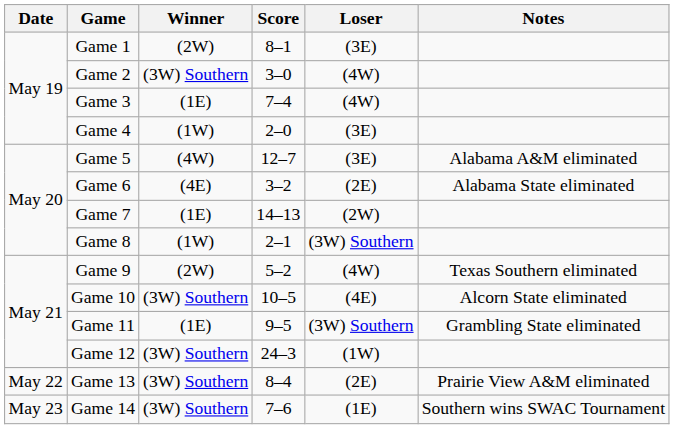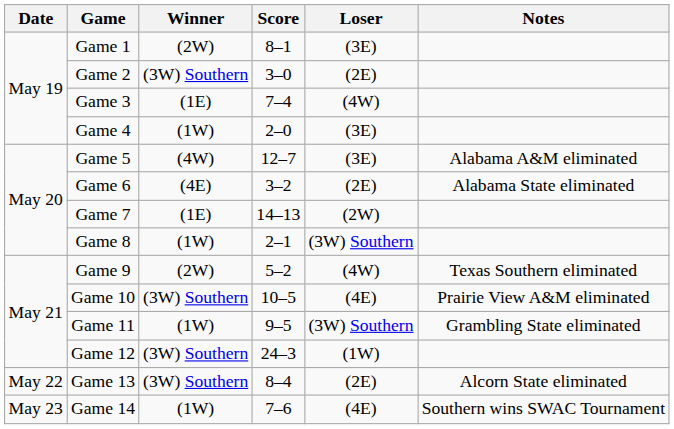(361, 74) (4W) -> (361, 74) (2E)
(543, 297) Alcorn State eliminated -> (543, 297) Prairie View A&M eliminated
(196, 325) (1E) -> (196, 325) (1W)
(543, 381) Prairie View A&M eliminated -> (543, 381) Alcorn State eliminated
(196, 409) (3W) Southern -> (196, 409) (1W)
(361, 409) (1E) -> (361, 409) (4E)
